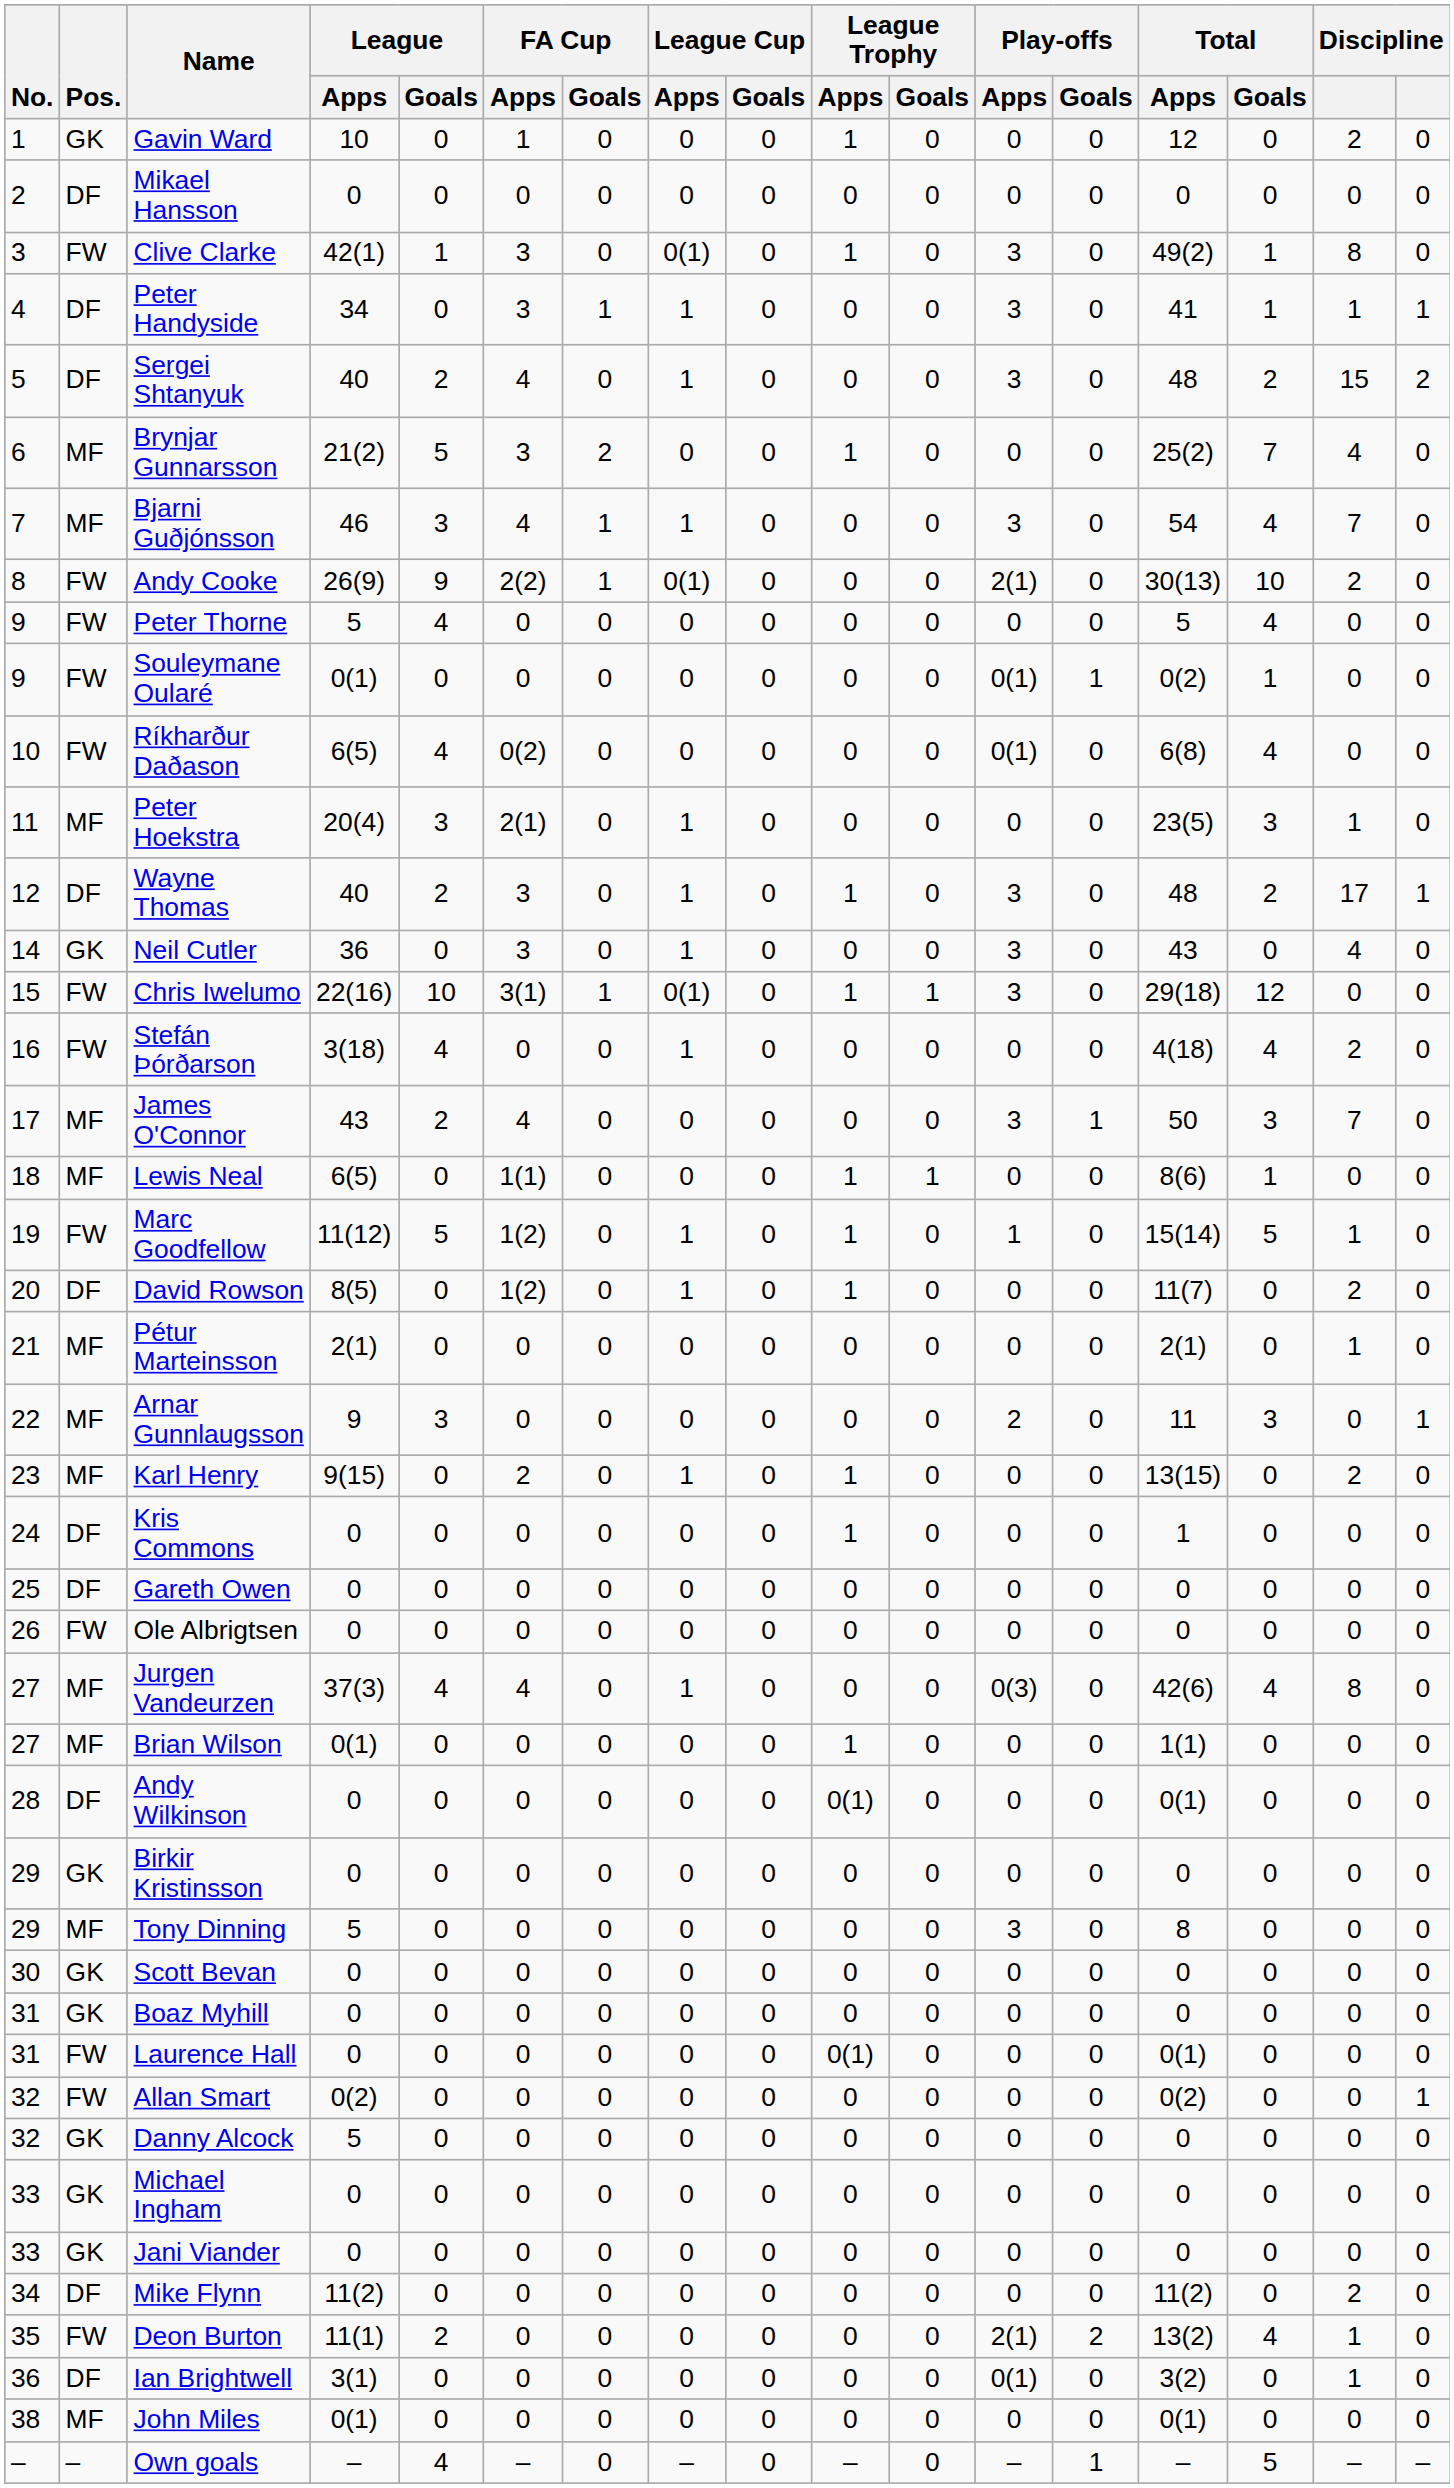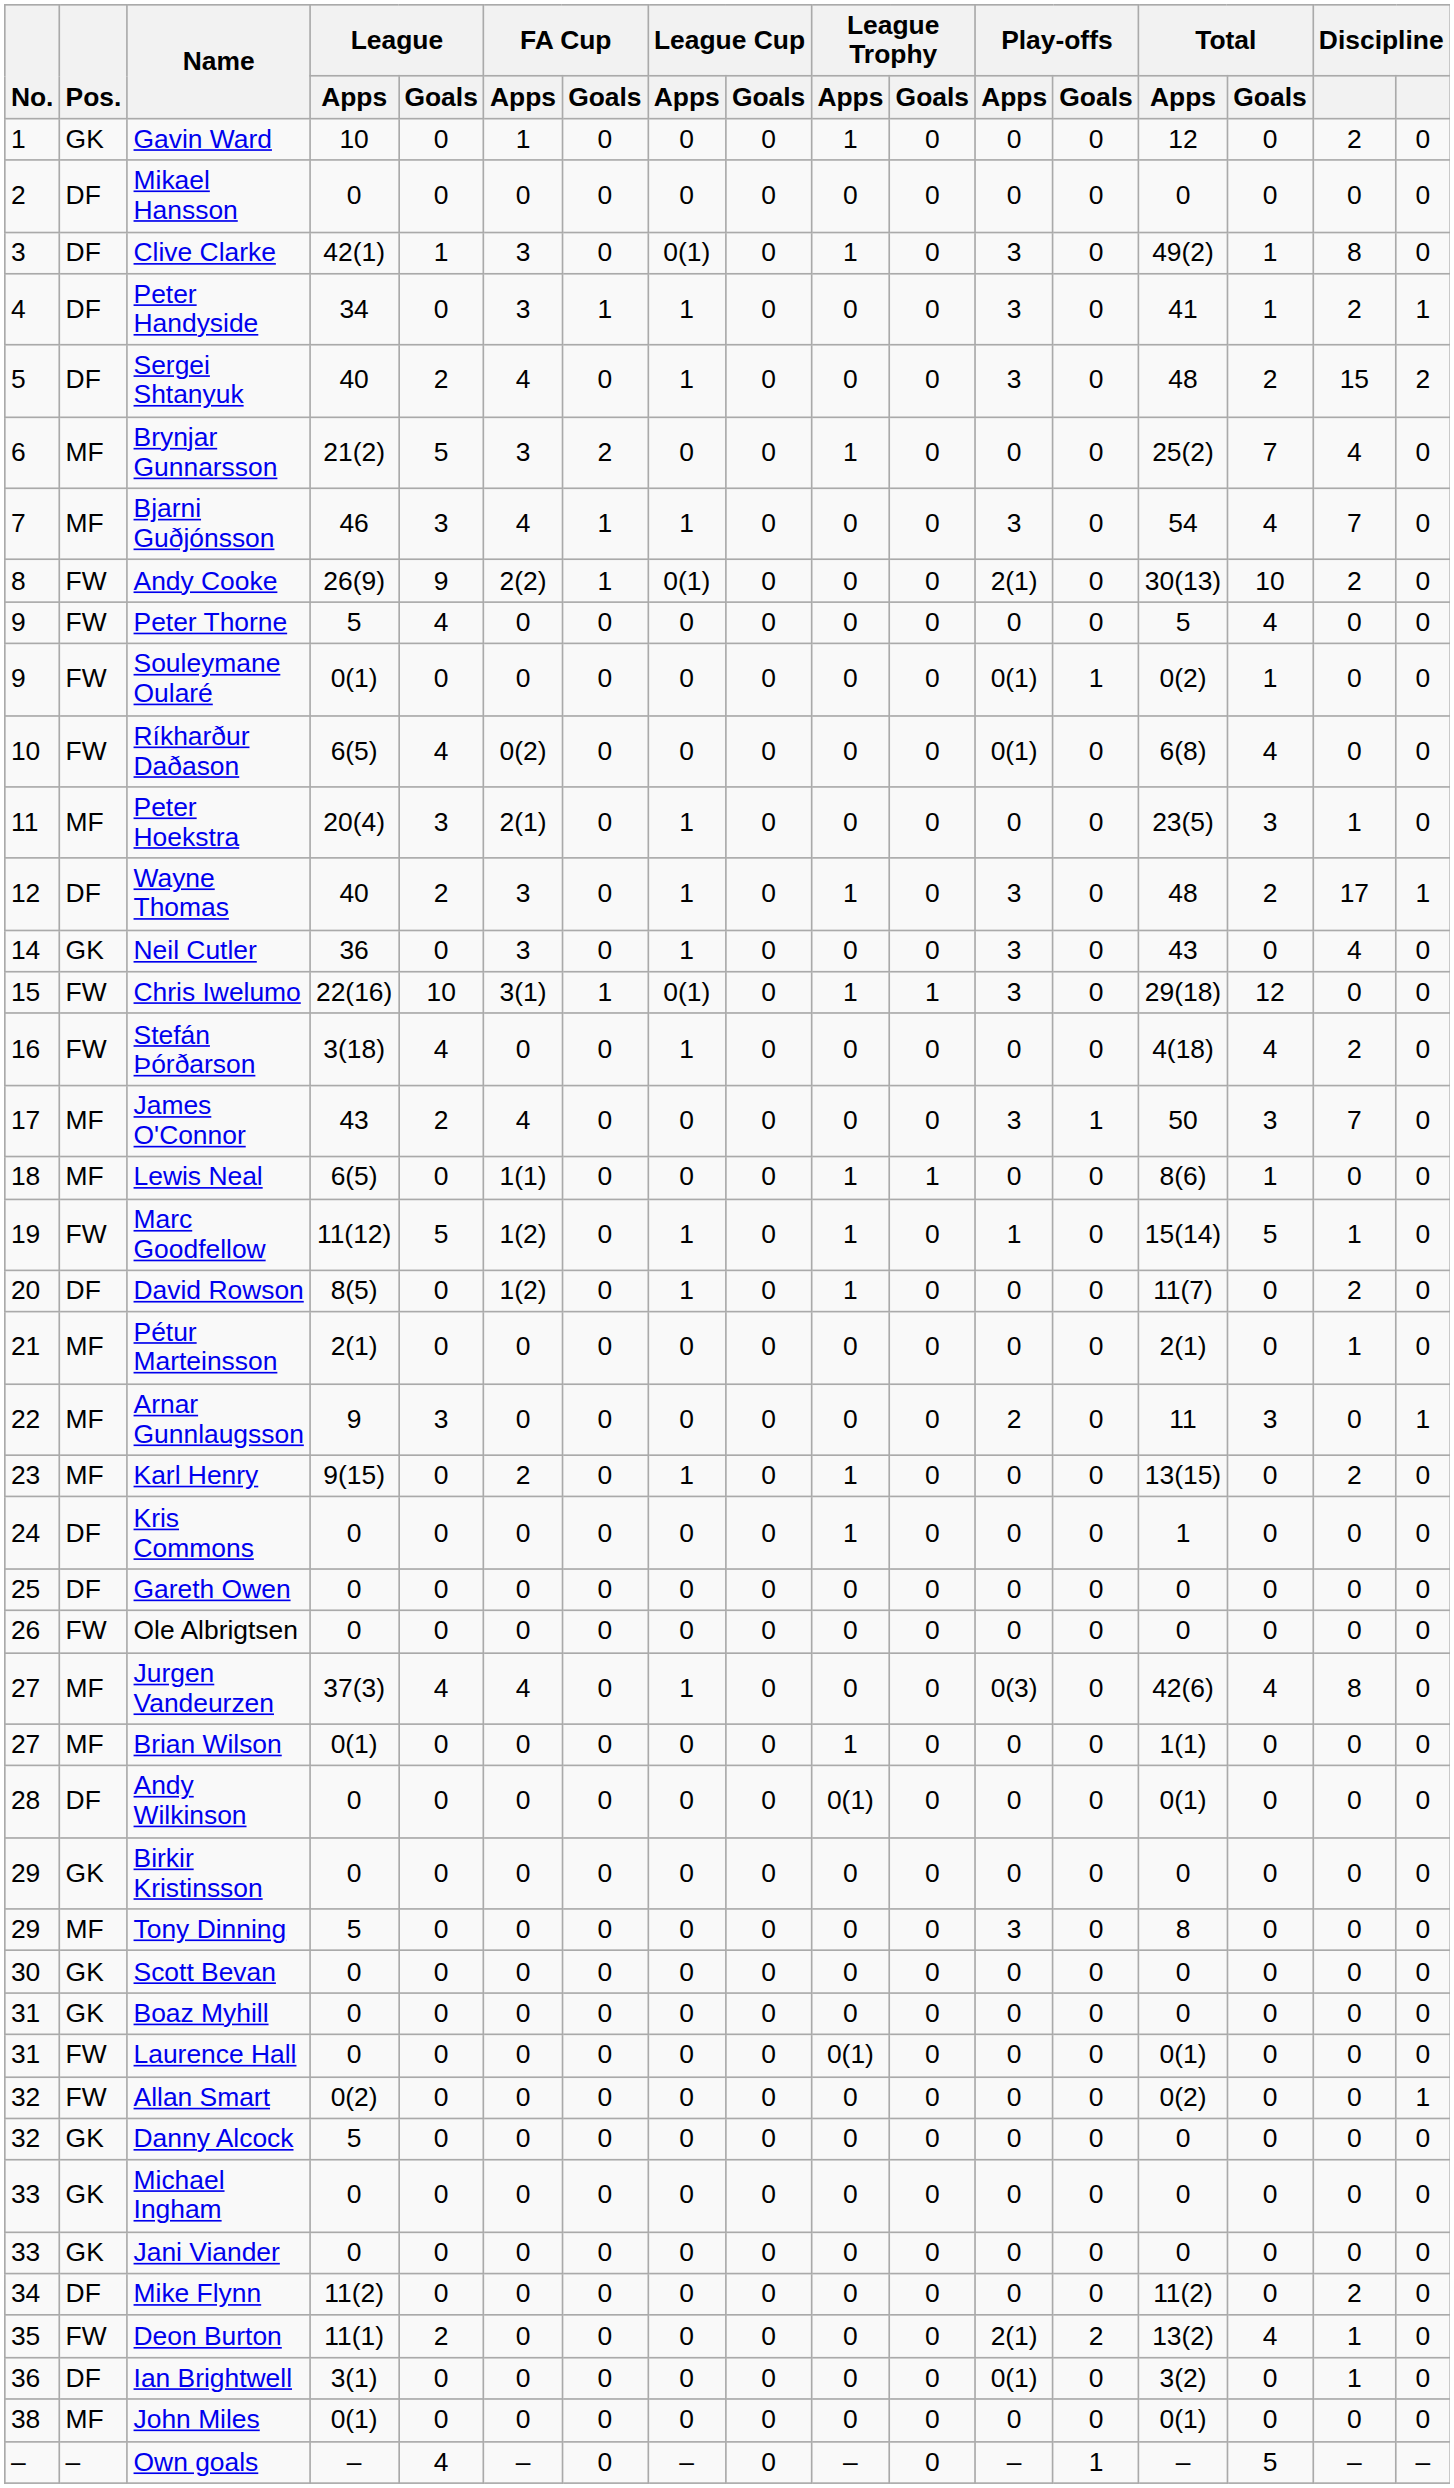(86, 252) FW -> (83, 252) DF
(1354, 309) 1 -> (1354, 309) 2
